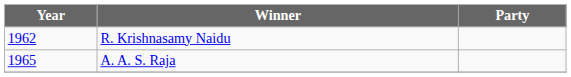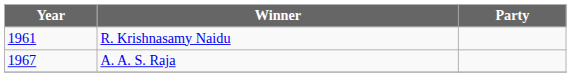(22, 38) 1962 -> (22, 38) 1961
(22, 60) 1965 -> (22, 60) 1967
